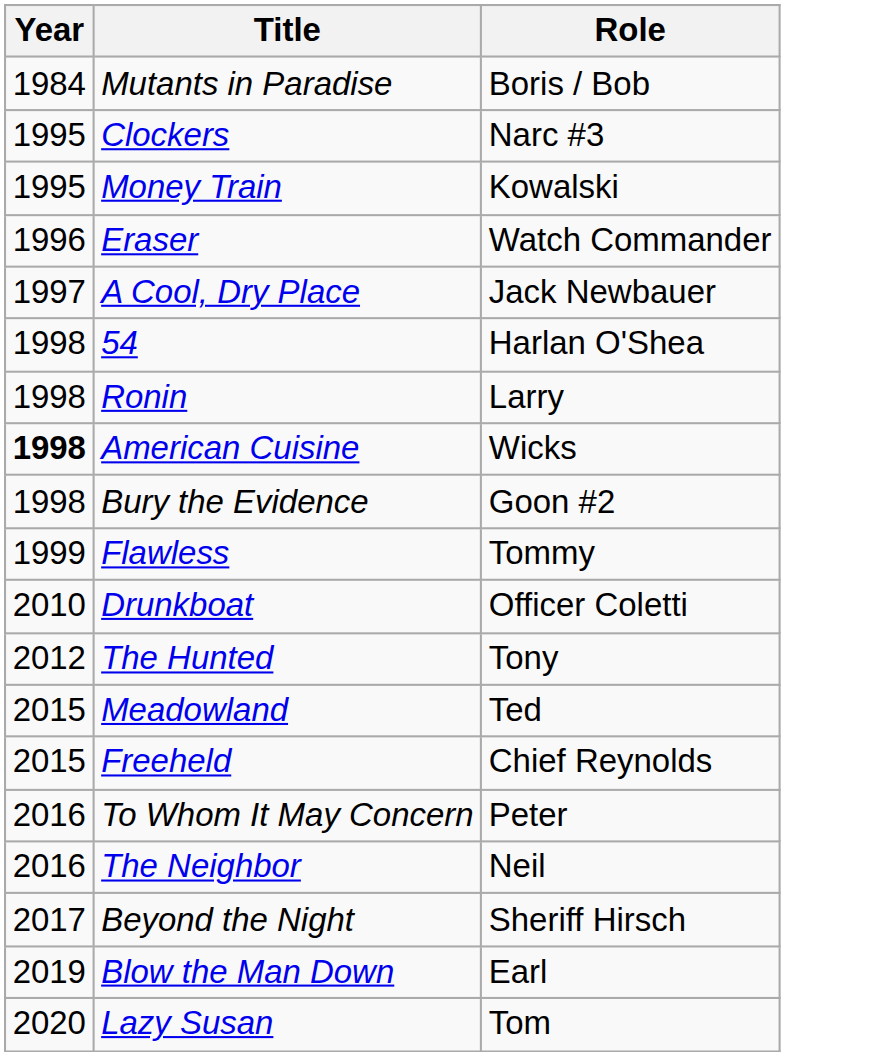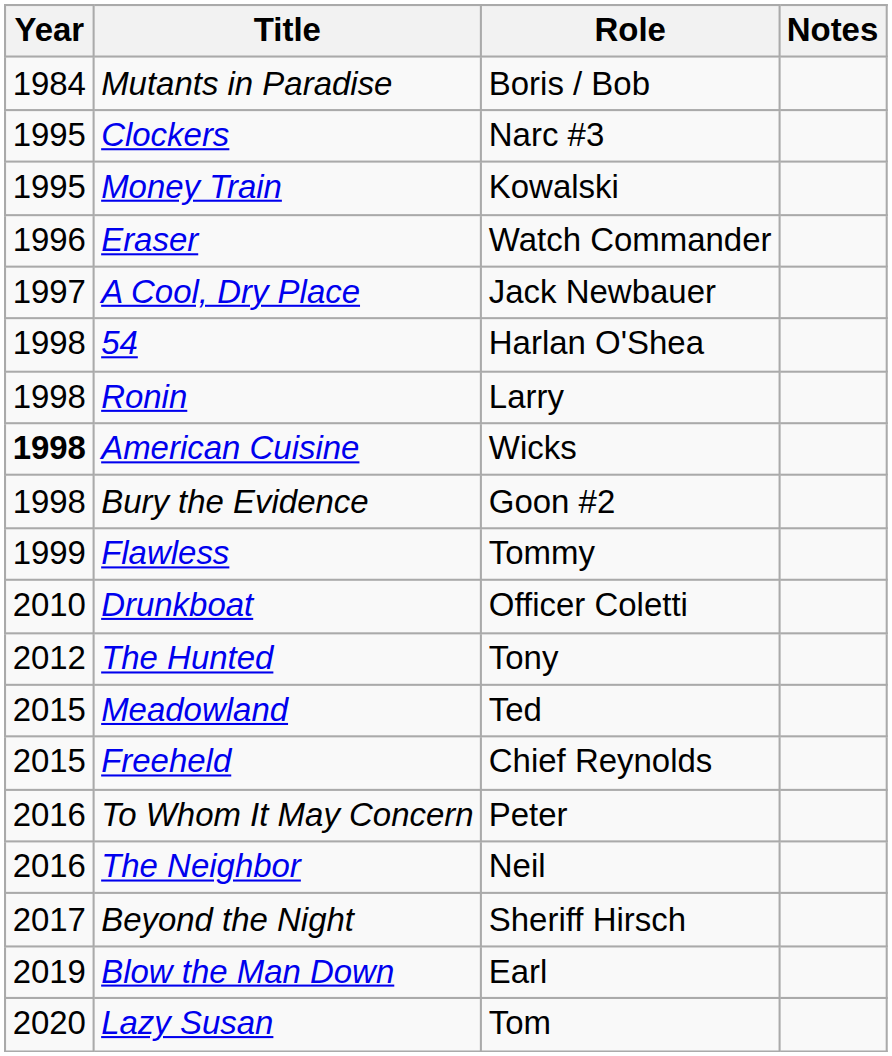+ column: (832, 30)
